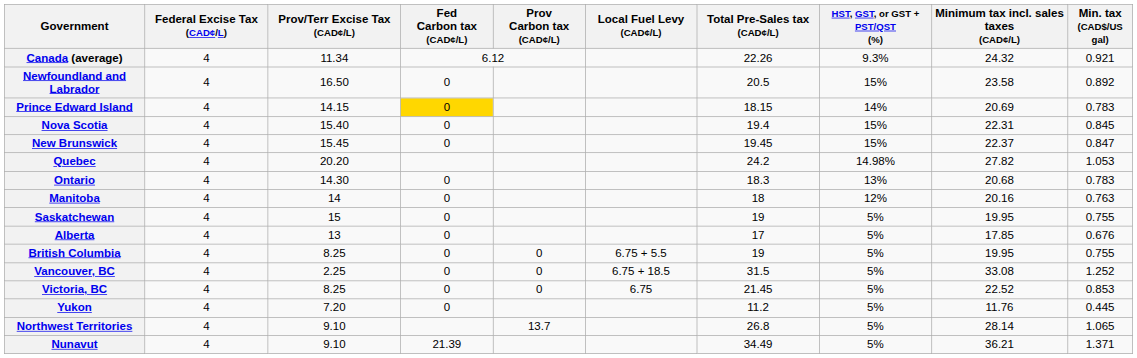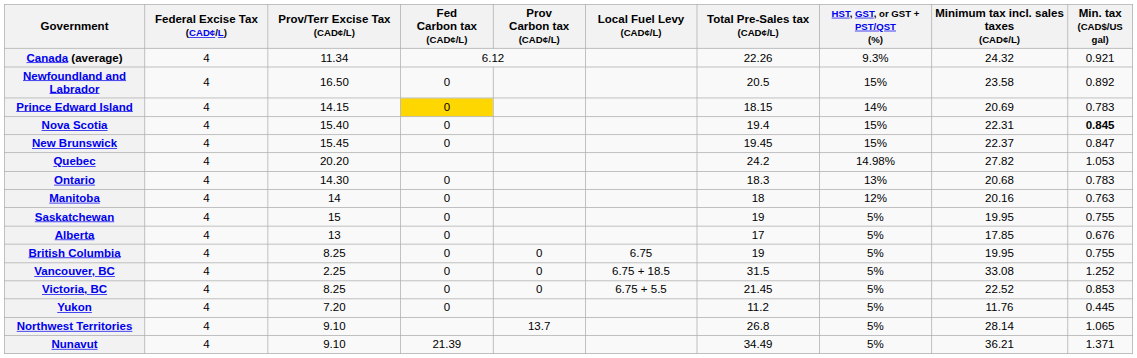(1100, 125) normal -> (1100, 125) bold
(641, 253) 6.75 + 5.5 -> (641, 253) 6.75
(641, 290) 6.75 -> (641, 290) 6.75 + 5.5
